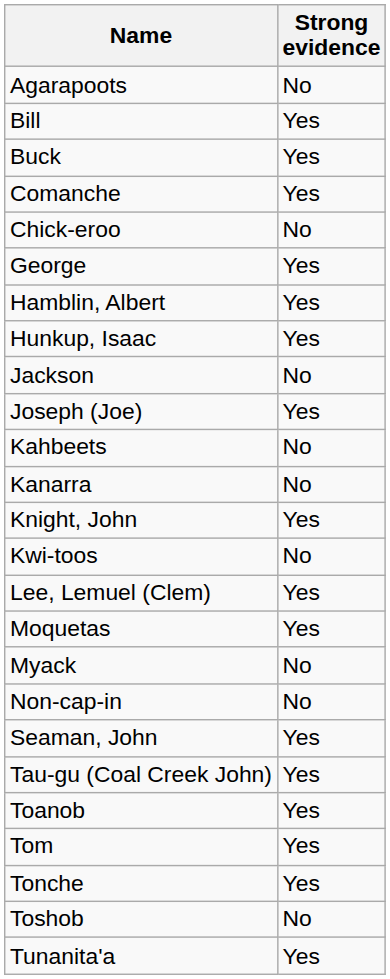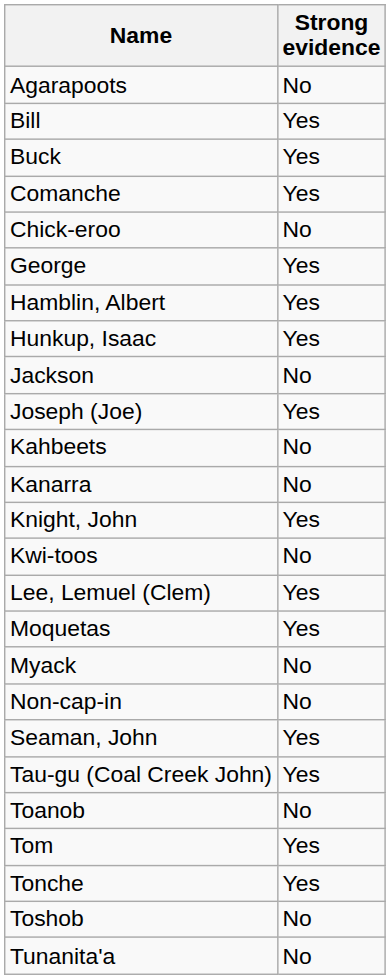(301, 810) Yes -> (297, 810) No
(301, 955) Yes -> (297, 955) No
